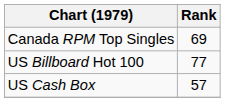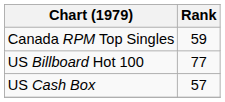(199, 39) 69 -> (199, 39) 59
